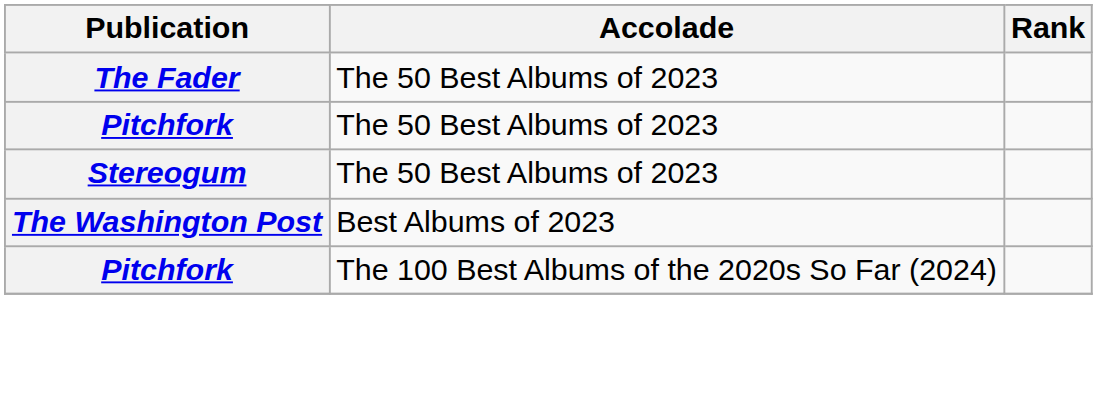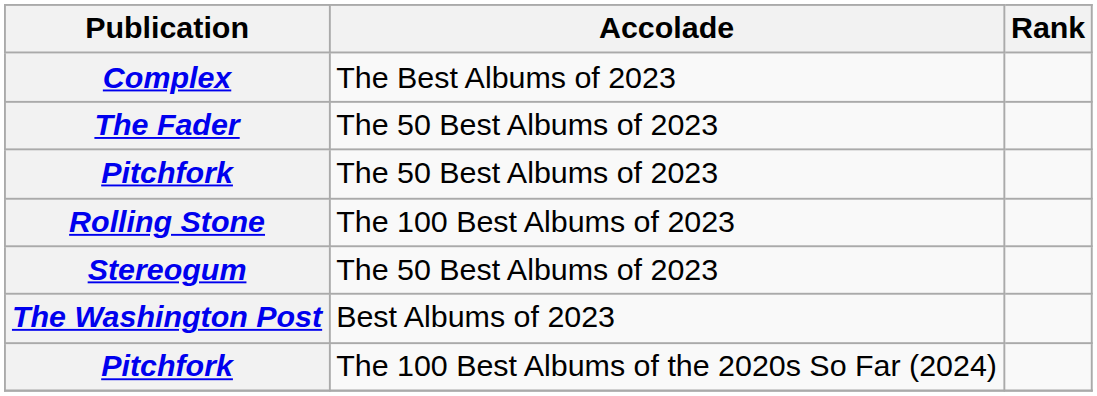+ row: (167, 76)
+ row: (167, 221)
